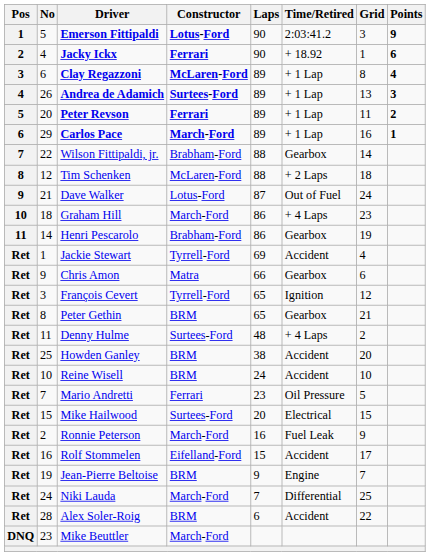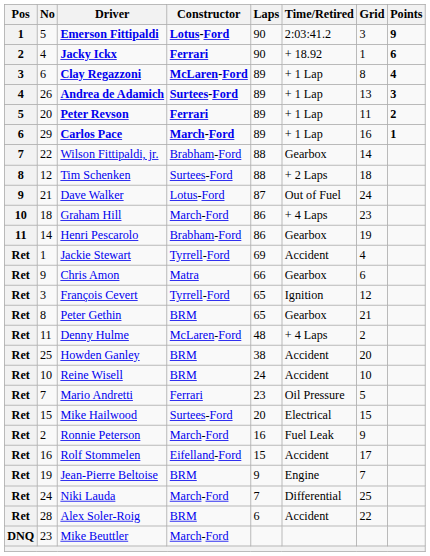(206, 175) McLaren-Ford -> (201, 175) Surtees-Ford
(201, 335) Surtees-Ford -> (206, 335) McLaren-Ford
